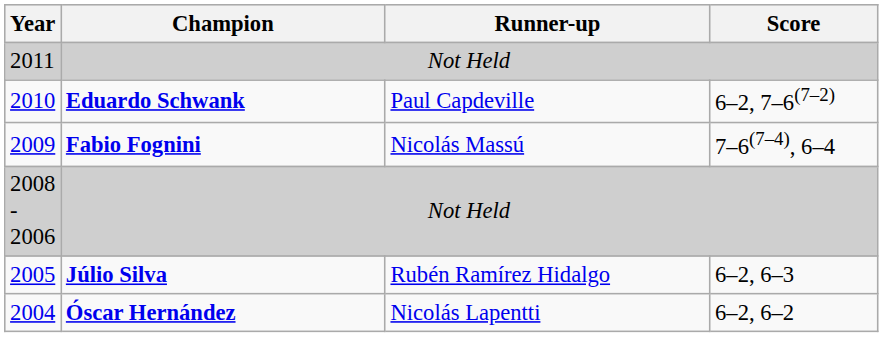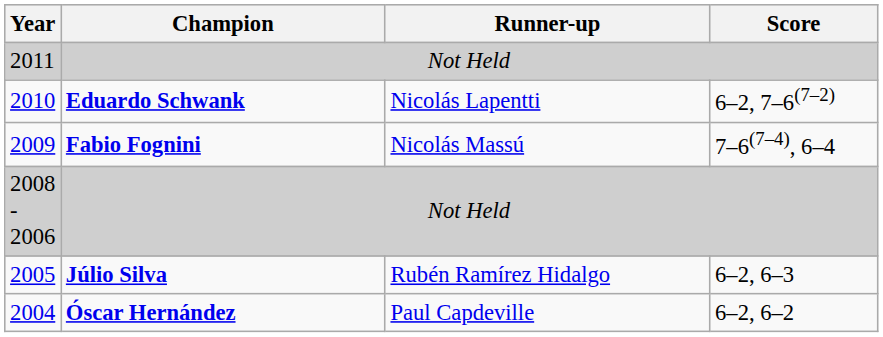(462, 101) Paul Capdeville -> (465, 101) Nicolás Lapentti
(465, 312) Nicolás Lapentti -> (462, 312) Paul Capdeville
